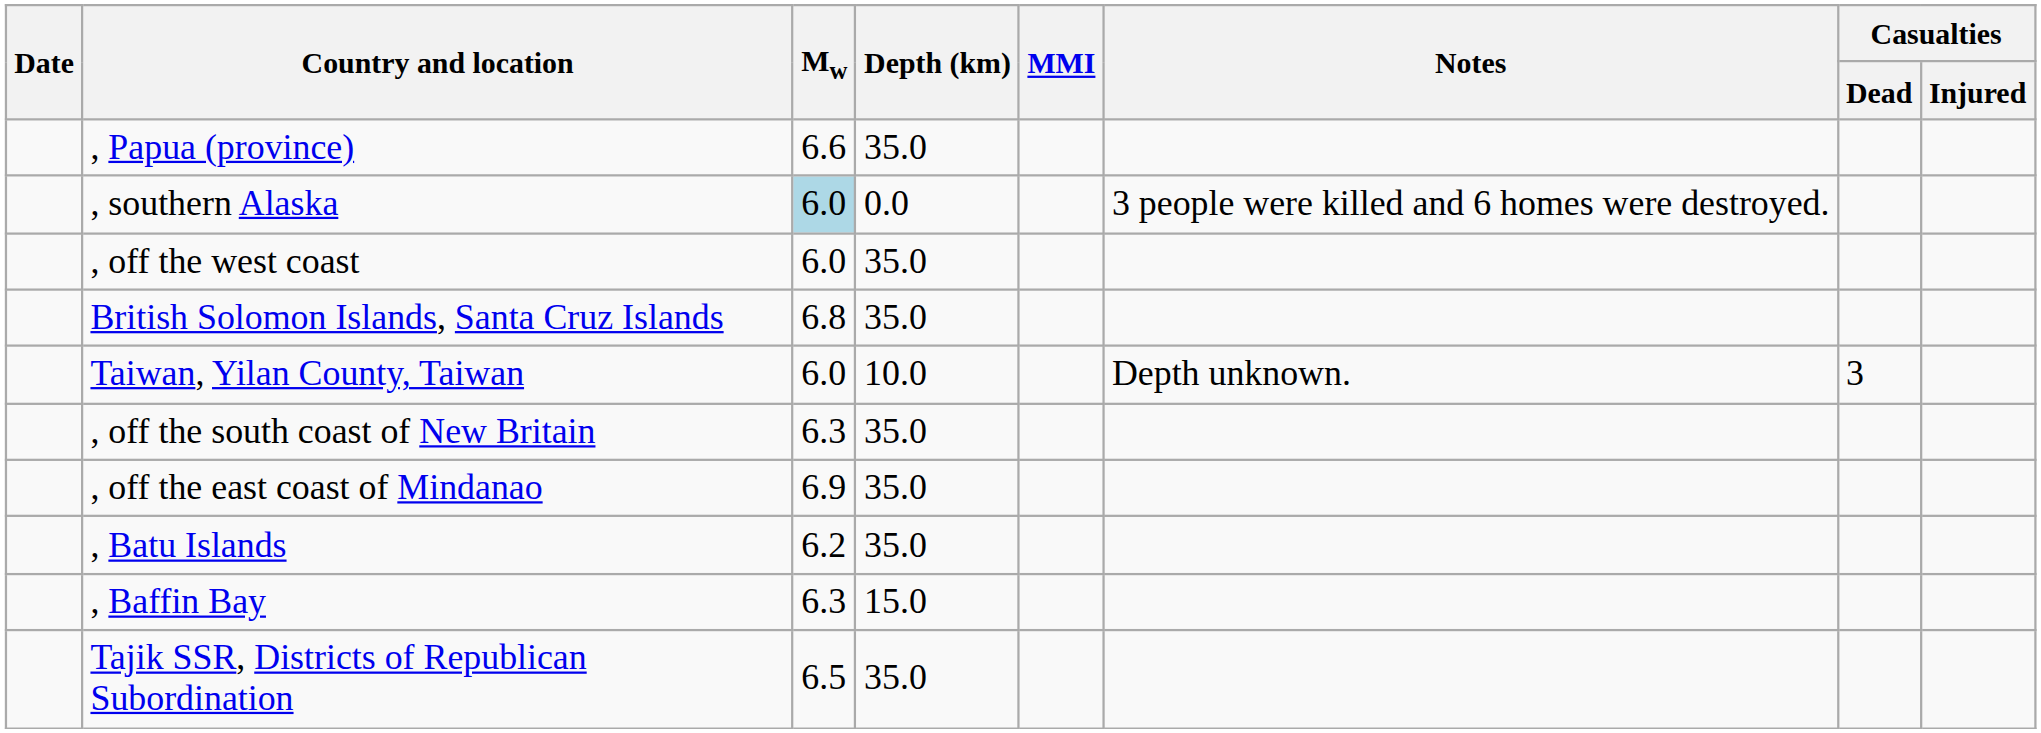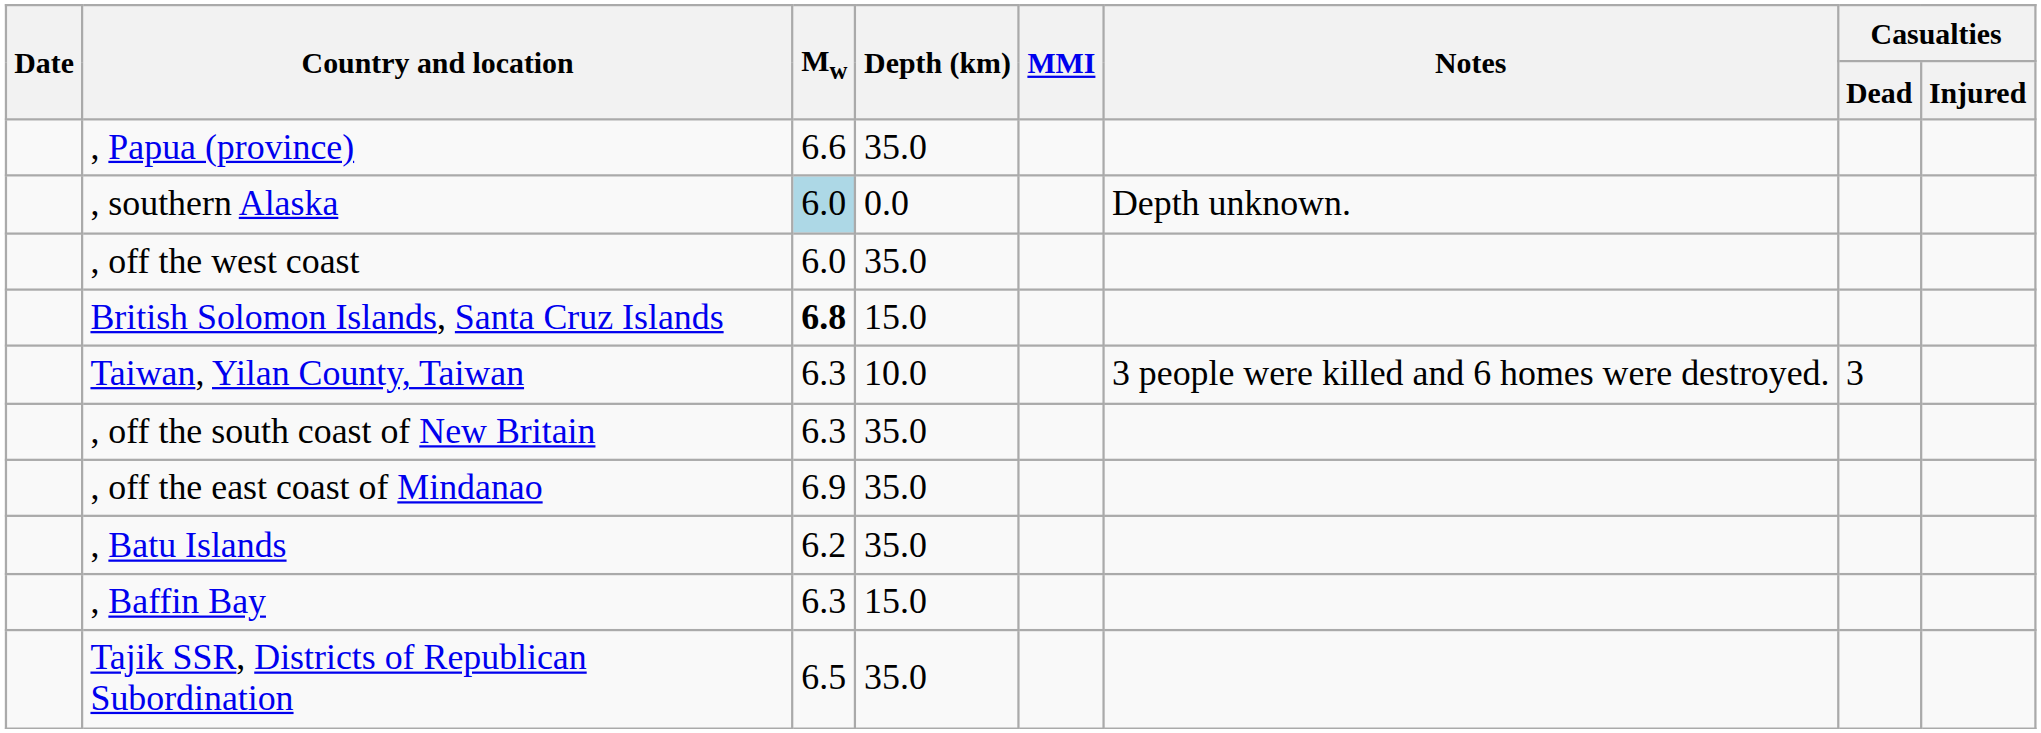(1471, 203) 3 people were killed and 6 homes were destroyed. -> (1231, 203) Depth unknown.
(824, 317) normal -> (824, 317) bold
(895, 317) 35.0 -> (895, 317) 15.0
(824, 373) 6.0 -> (824, 373) 6.3
(1231, 373) Depth unknown. -> (1471, 373) 3 people were killed and 6 homes were destroyed.
